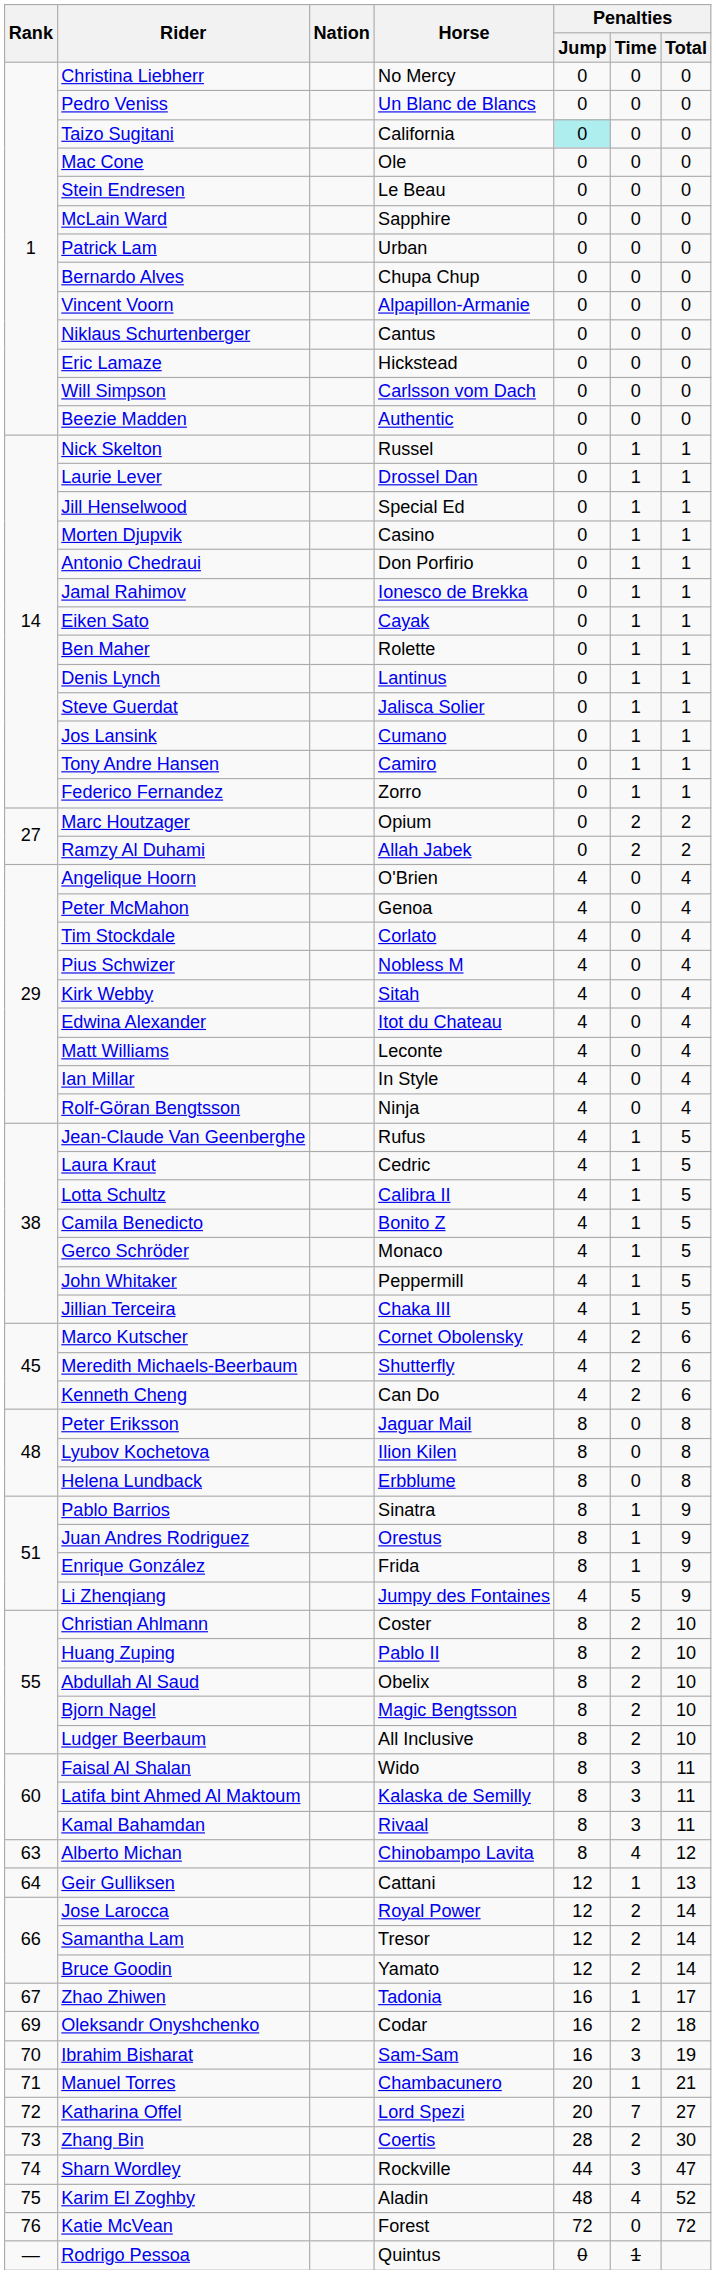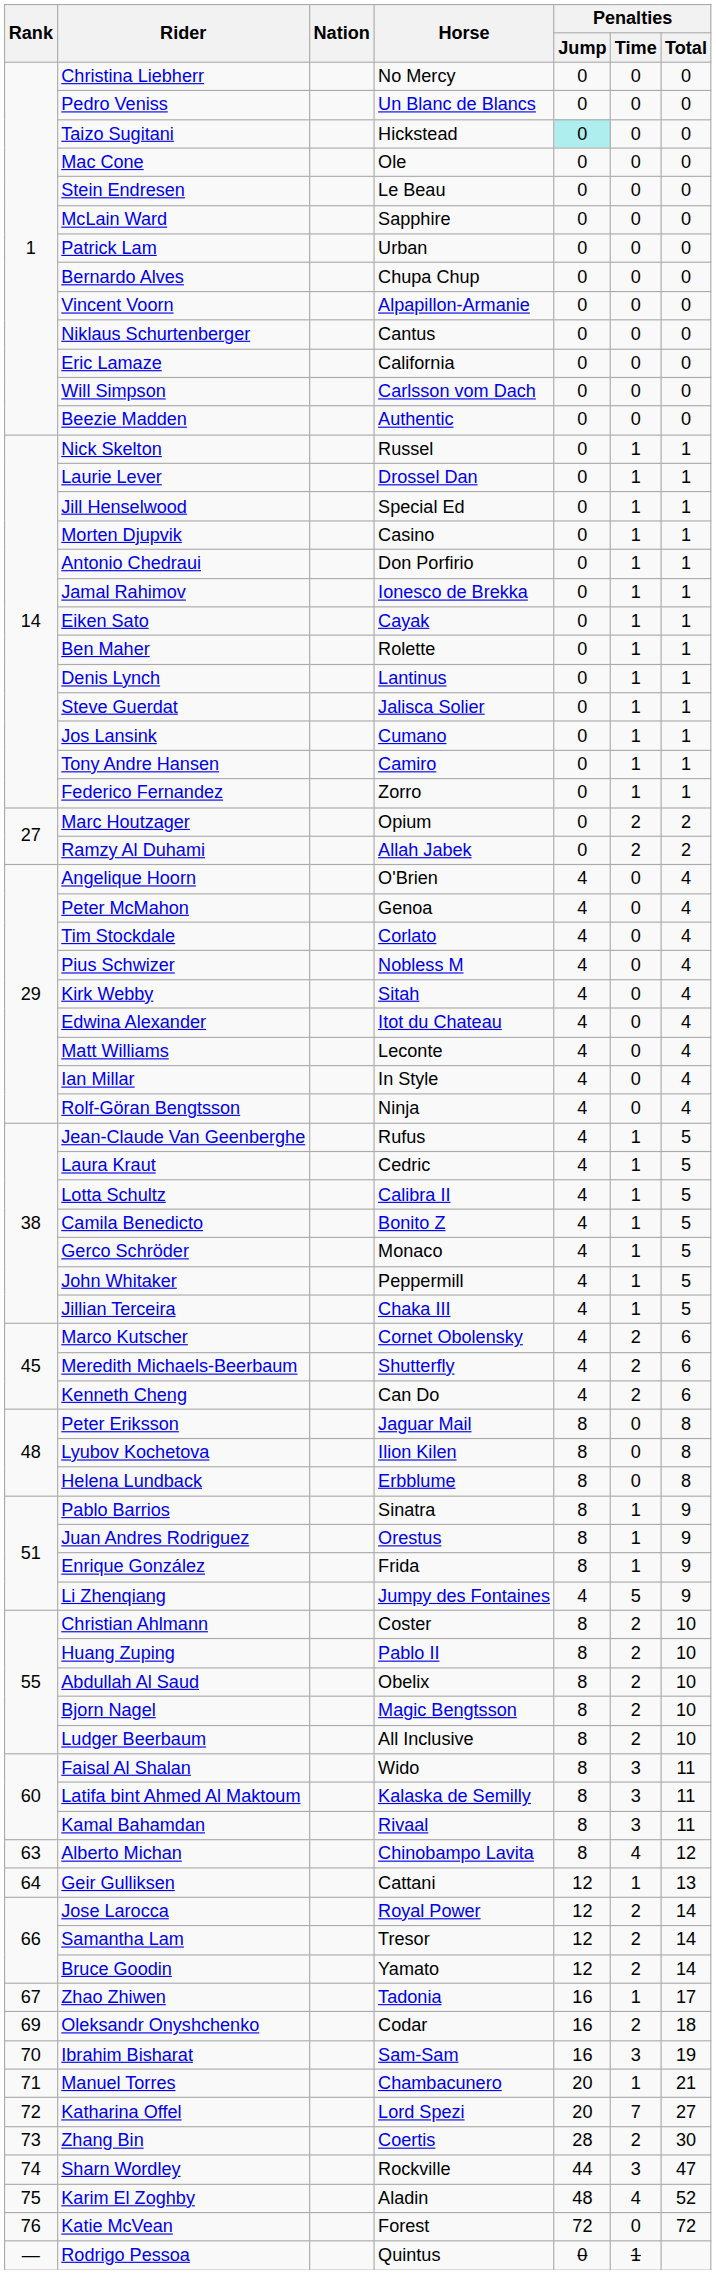(416, 133) California -> (418, 133) Hickstead
(418, 362) Hickstead -> (416, 362) California
